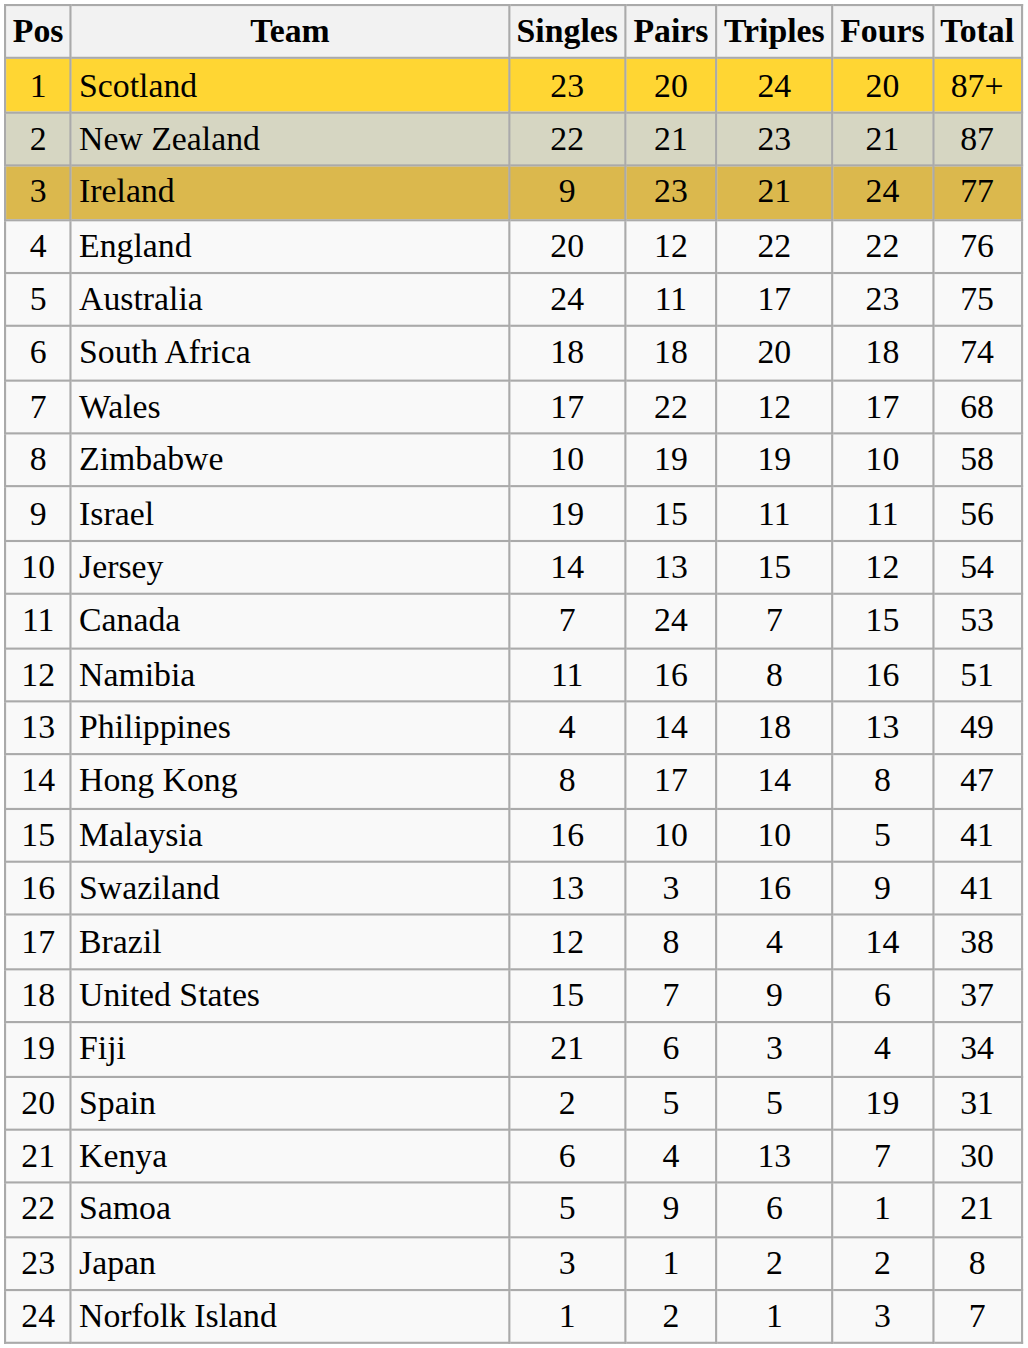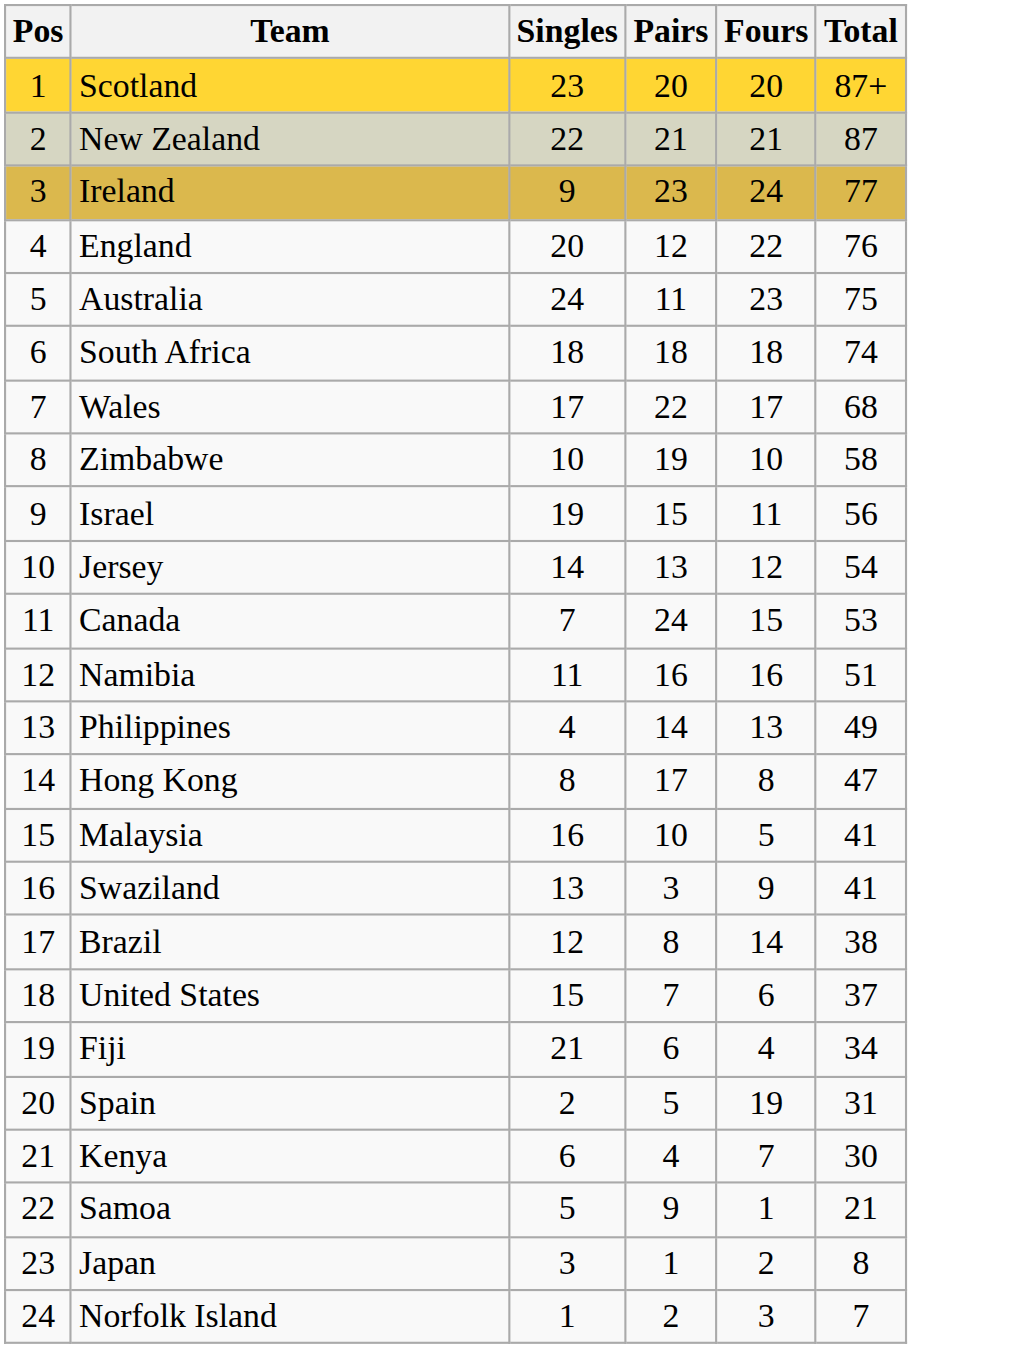- column: (774, 31)
